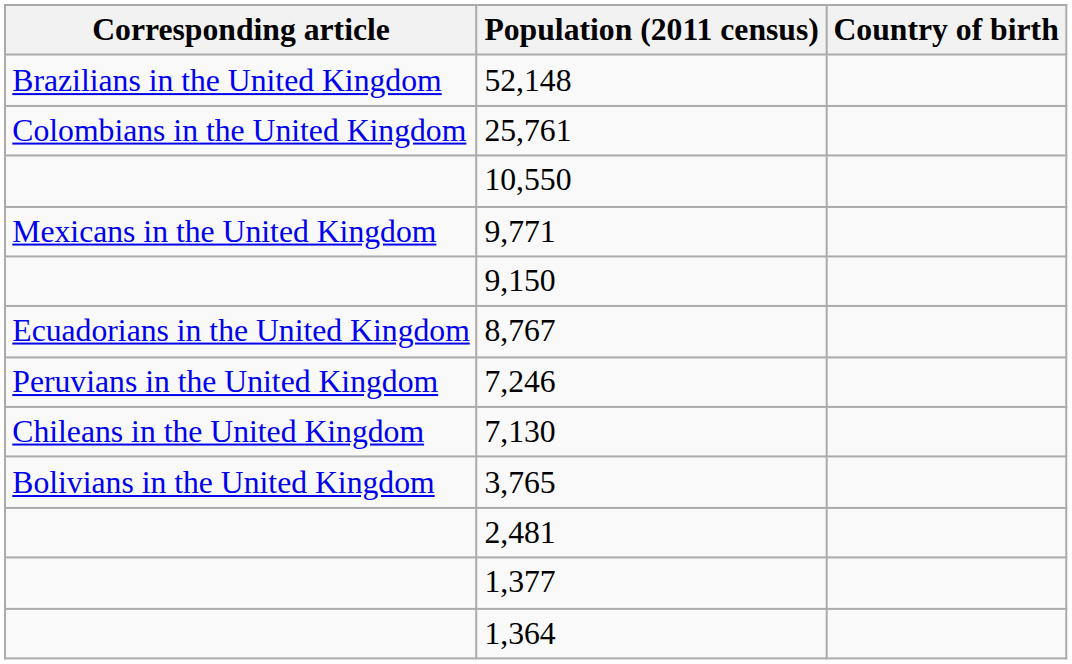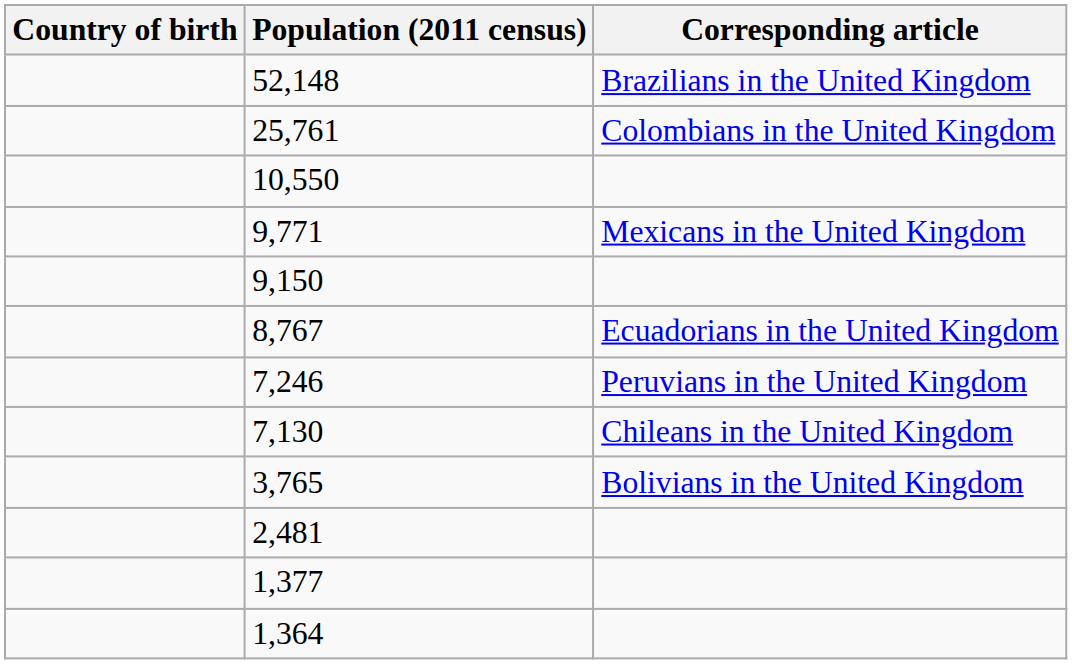columns swapped: (946, 29) <-> (241, 29)
